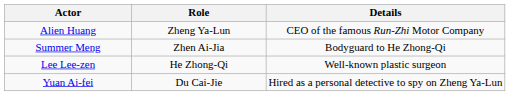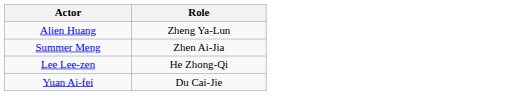- column: (385, 13)
